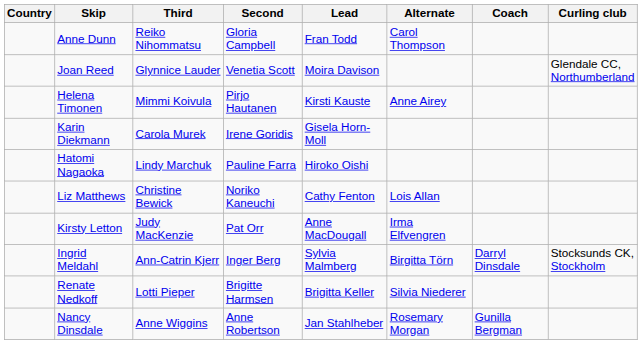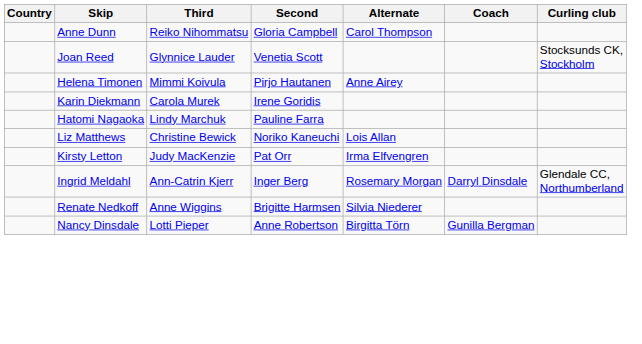- column: (345, 13)
(593, 70) Glendale CC, Northumberland -> (581, 57) Stocksunds CK, Stockholm
(421, 260) Birgitta Törn -> (394, 181) Rosemary Morgan
(592, 260) Stocksunds CK, Stockholm -> (582, 181) Glendale CC, Northumberland
(165, 292) Lotti Pieper -> (186, 206) Anne Wiggins
(171, 323) Anne Wiggins -> (179, 225) Lotti Pieper
(416, 323) Rosemary Morgan -> (378, 225) Birgitta Törn
